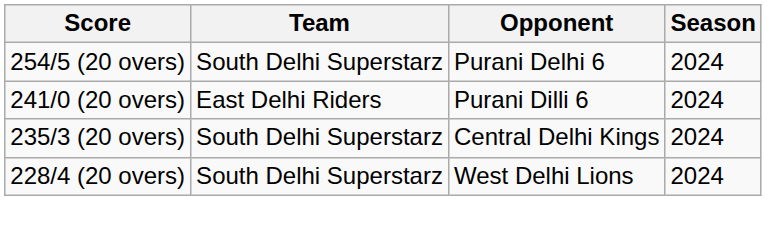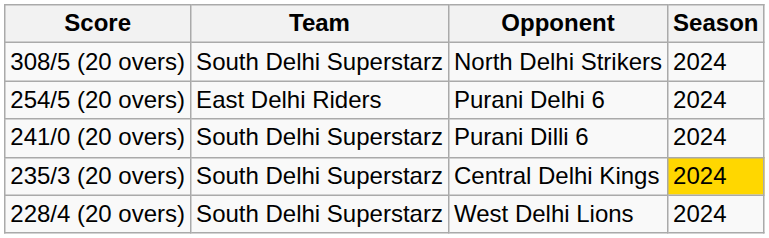+ row: (98, 61)
(320, 61) South Delhi Superstarz -> (289, 99) East Delhi Riders
(289, 99) East Delhi Riders -> (320, 137) South Delhi Superstarz
(697, 137) no background -> (700, 175) gold background
